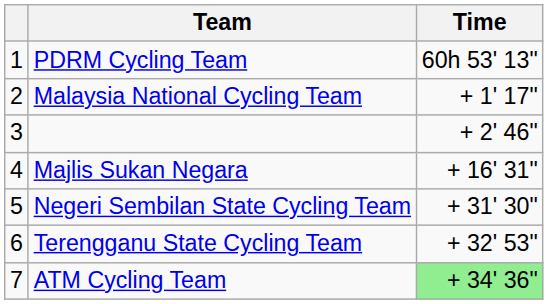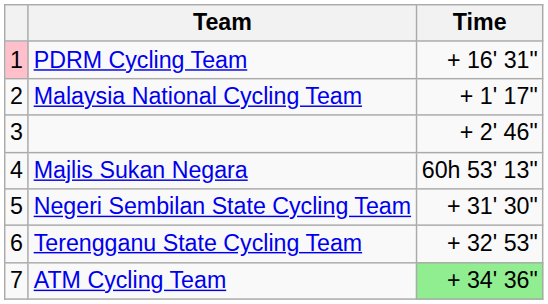(17, 59) no background -> (17, 59) pink background
(480, 59) 60h 53' 13" -> (492, 59) + 16' 31"
(492, 170) + 16' 31" -> (480, 170) 60h 53' 13"
